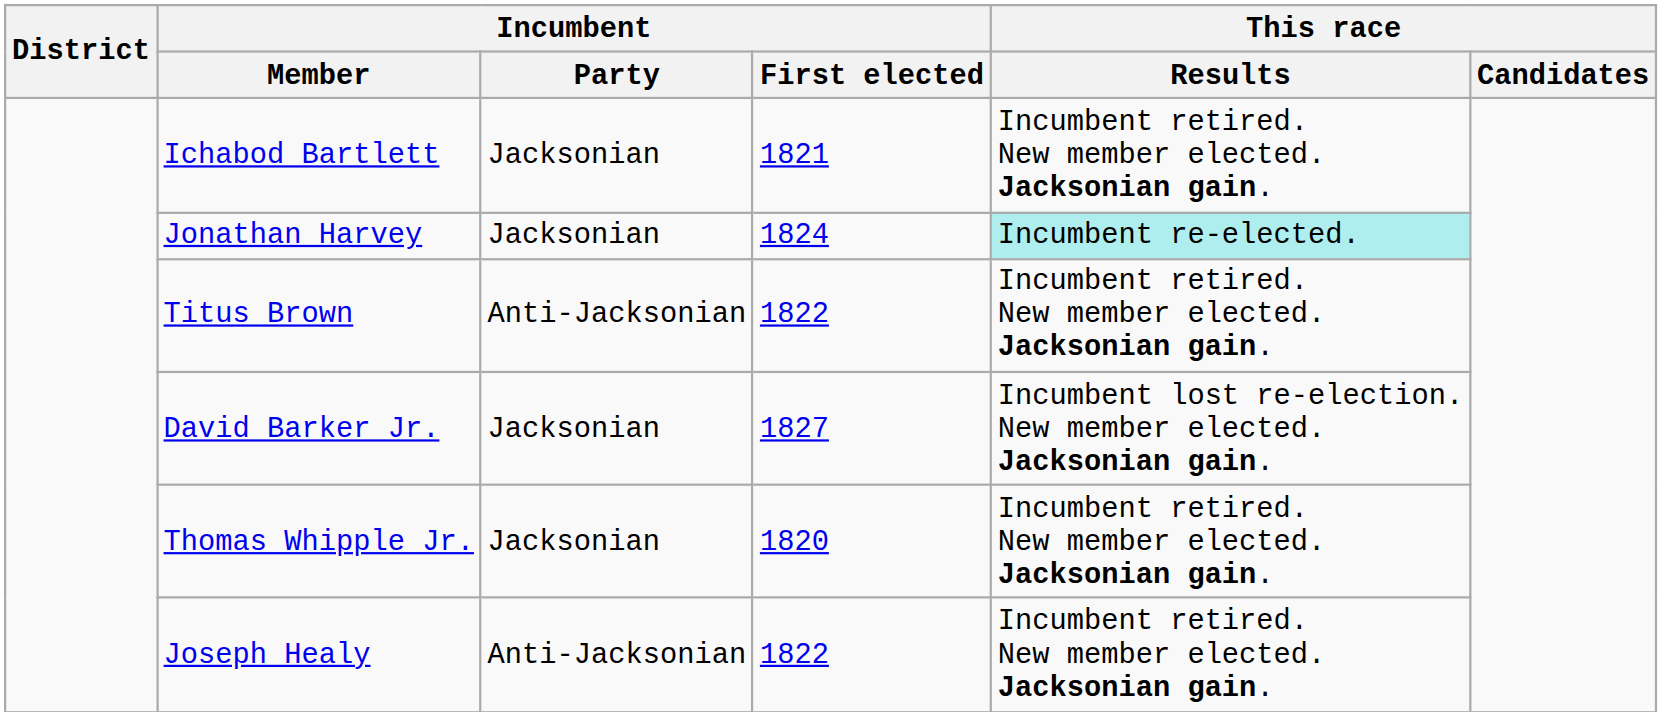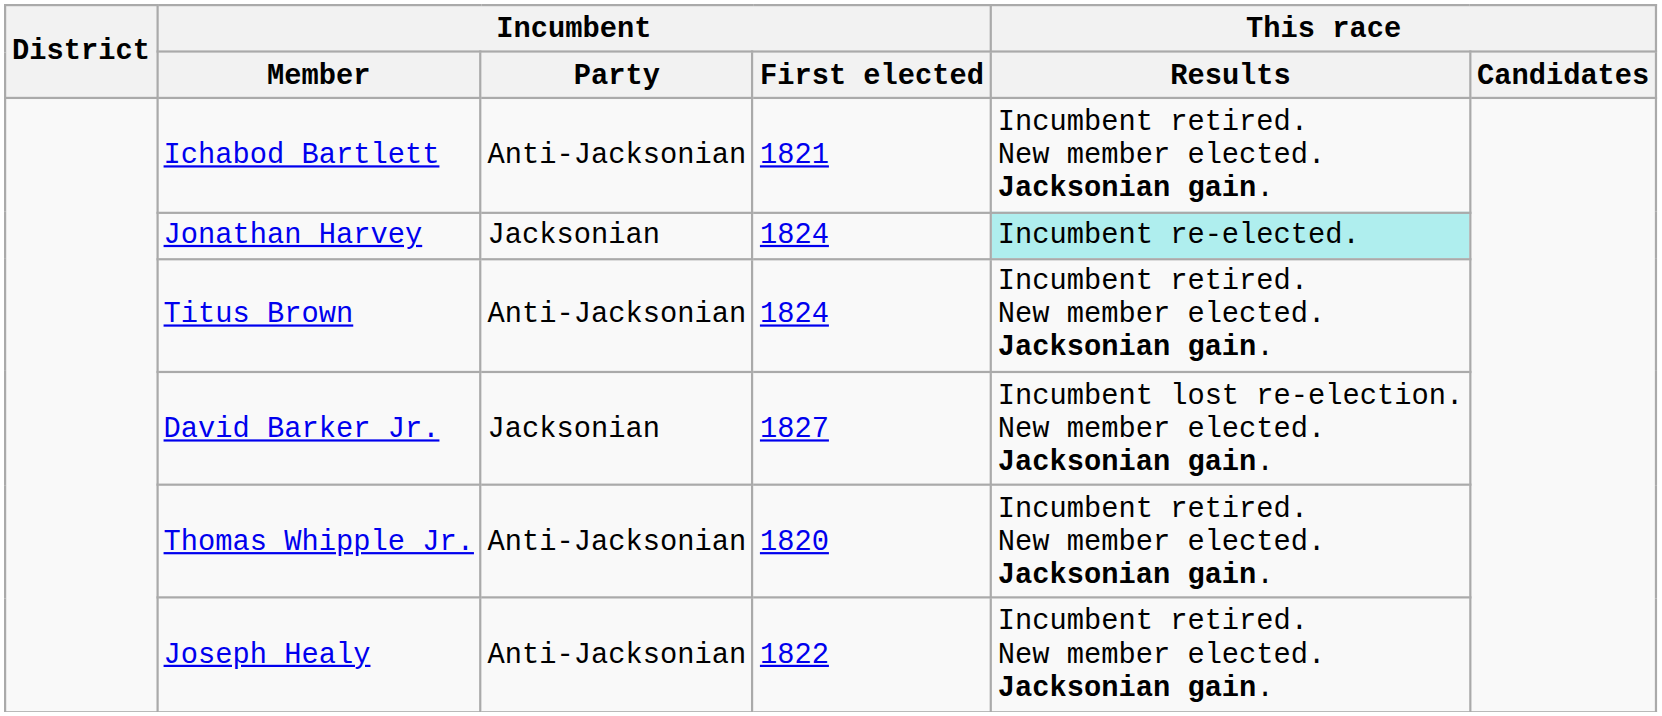(574, 155) Jacksonian -> (617, 155) Anti-Jacksonian
(794, 315) 1822 -> (794, 315) 1824
(574, 542) Jacksonian -> (617, 542) Anti-Jacksonian
